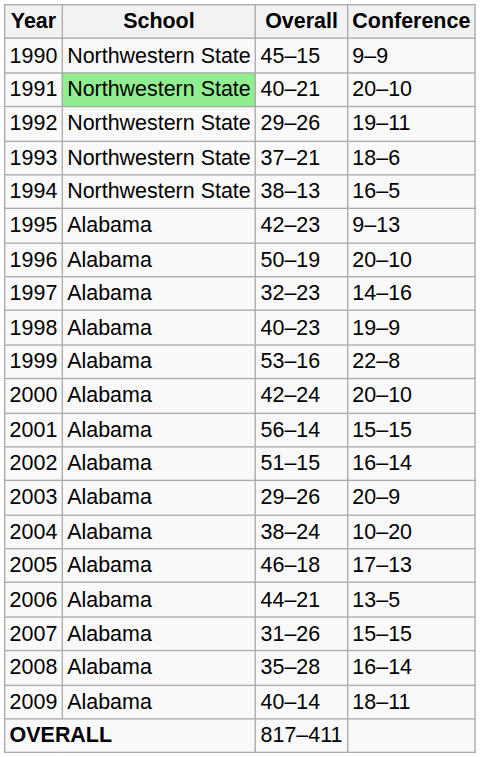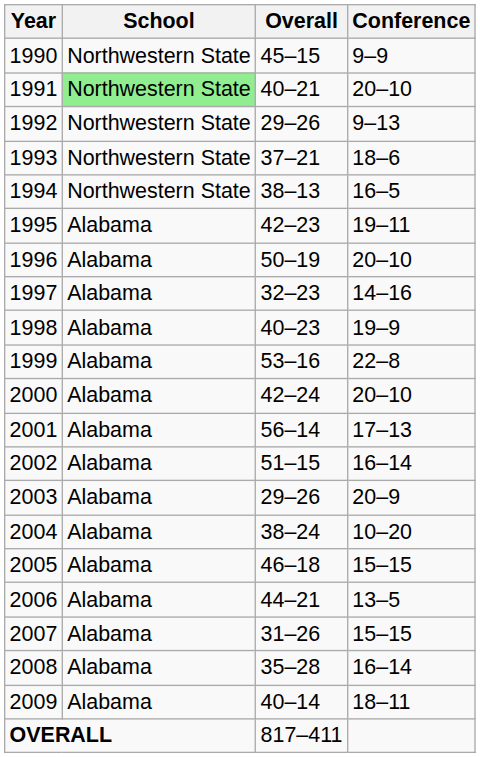(381, 123) 19–11 -> (376, 123) 9–13
(376, 225) 9–13 -> (381, 225) 19–11
(382, 429) 15–15 -> (382, 429) 17–13
(382, 565) 17–13 -> (382, 565) 15–15
